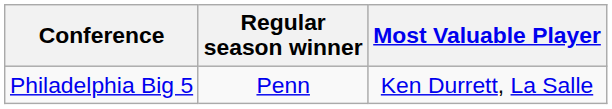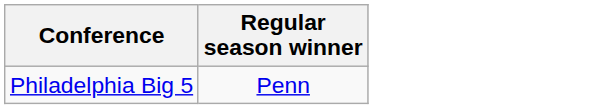- column: (487, 35)
